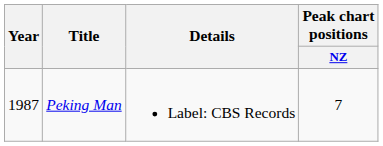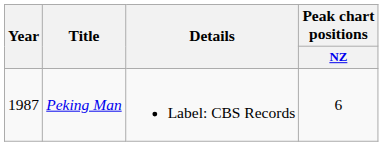(338, 104) 7 -> (338, 104) 6
